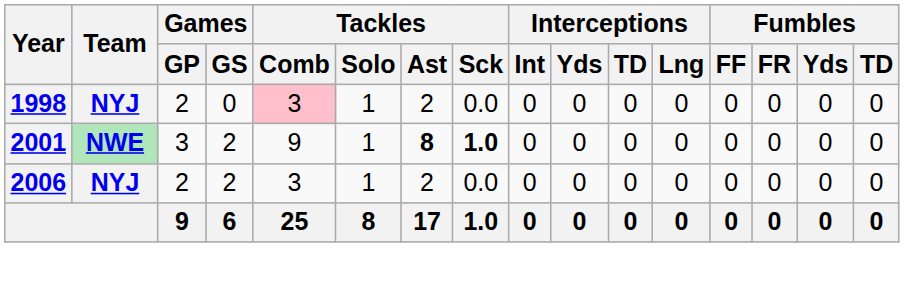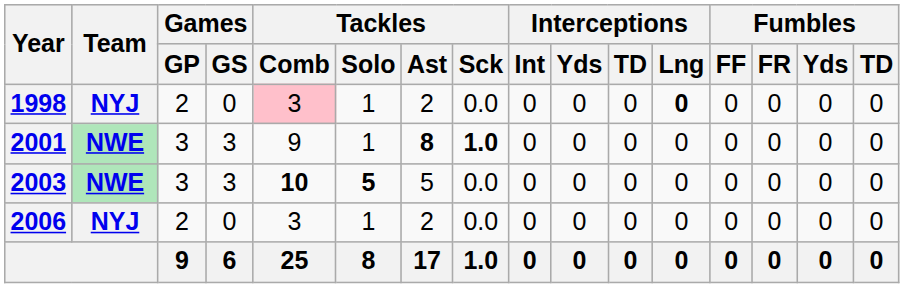(681, 103) normal -> (681, 103) bold
(230, 143) 2 -> (230, 143) 3
+ row: (38, 182)
(230, 182) 2 -> (230, 222) 0
